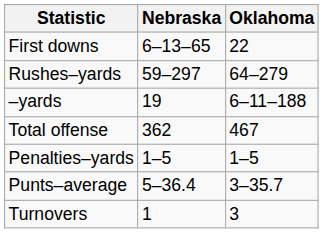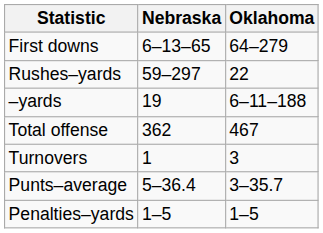(239, 46) 22 -> (259, 46) 64–279
(259, 74) 64–279 -> (239, 74) 22
rows swapped: (48, 213) <-> (71, 158)
